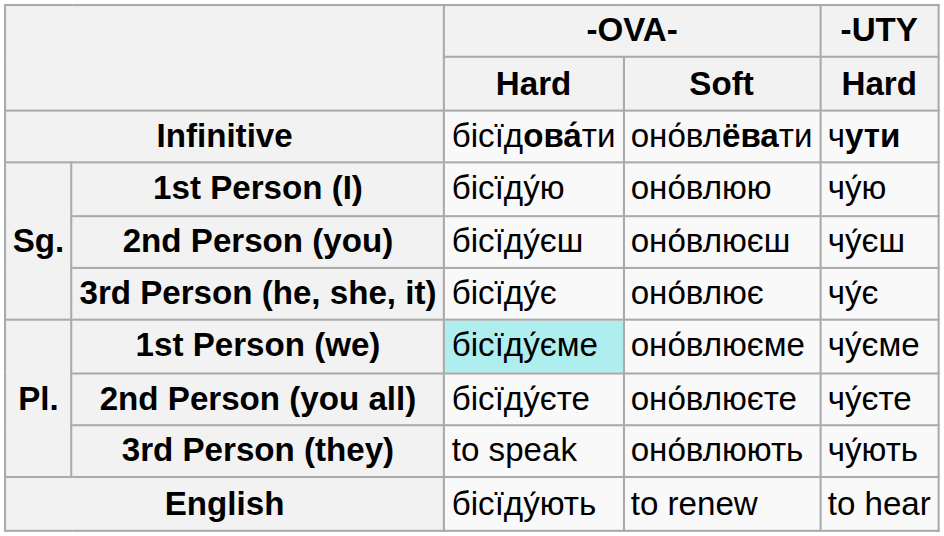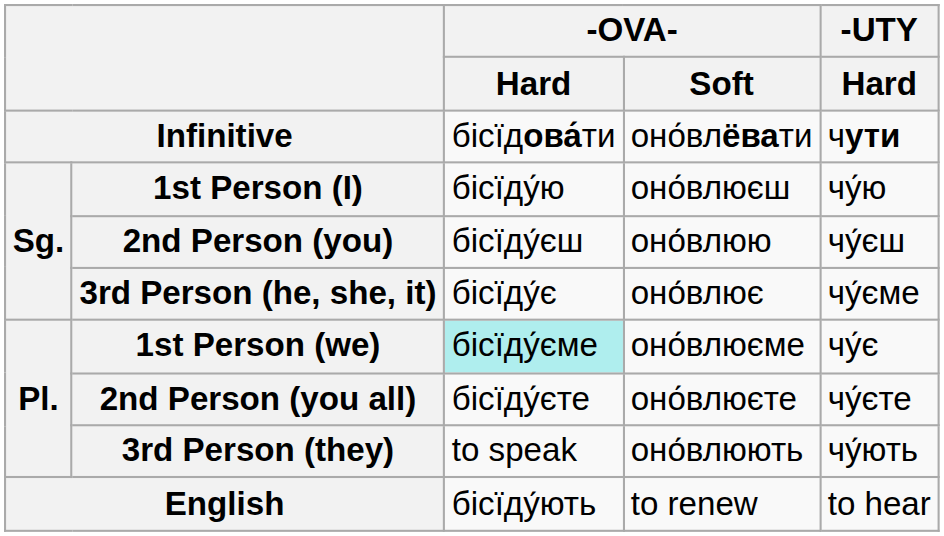(701, 188) оно́влюю -> (711, 188) оно́влюєш
(711, 240) оно́влюєш -> (701, 240) оно́влюю
(853, 293) чу́є -> (874, 293) чу́єме
(874, 345) чу́єме -> (853, 345) чу́є
